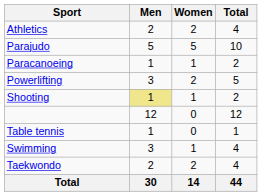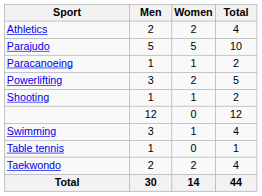(151, 98) khaki background -> (151, 98) no background
rows swapped: (32, 149) <-> (35, 132)
